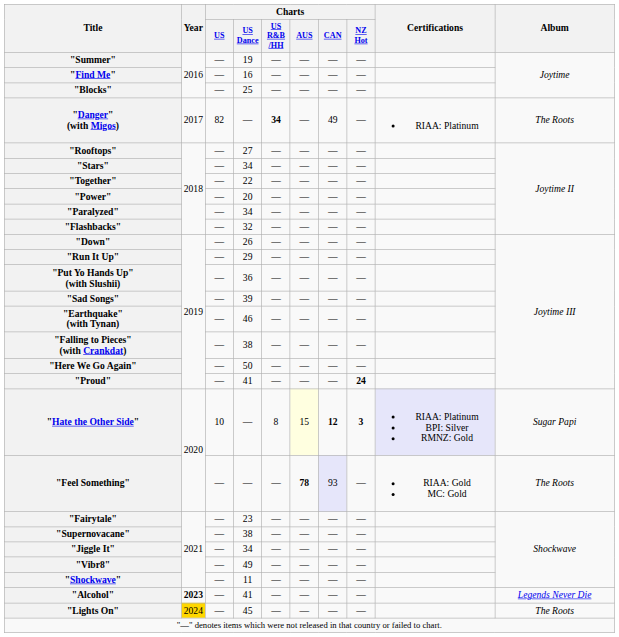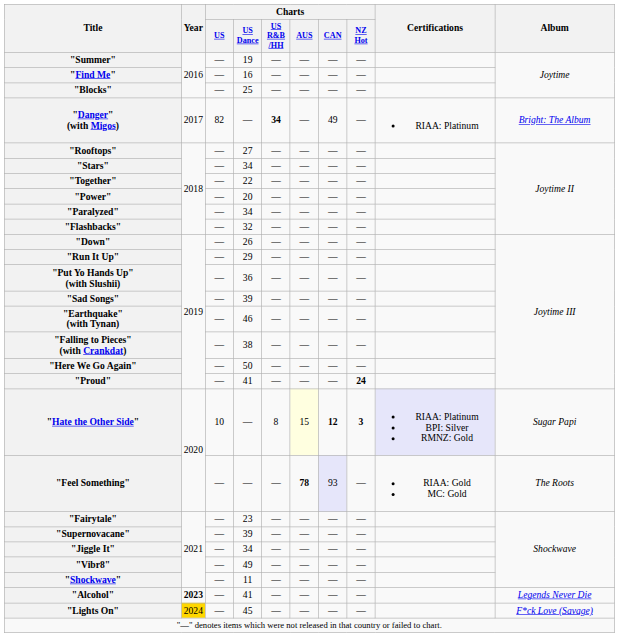(555, 120) The Roots -> (555, 120) Bright: The Album
(248, 534) 38 -> (248, 534) 39
(555, 610) The Roots -> (555, 610) F*ck Love (Savage)
